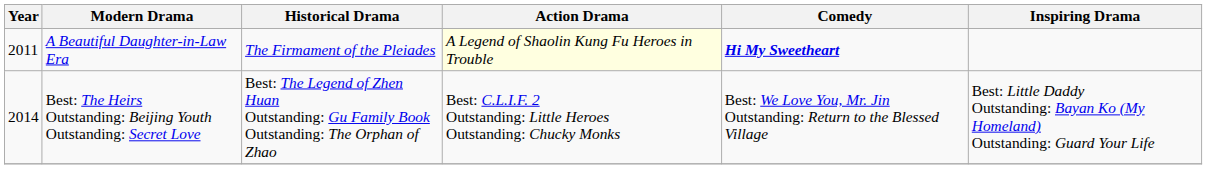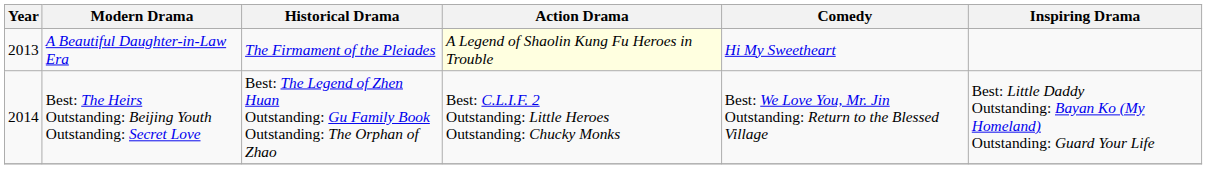(23, 49) 2011 -> (23, 49) 2013
(782, 49) bold -> (780, 49) normal
